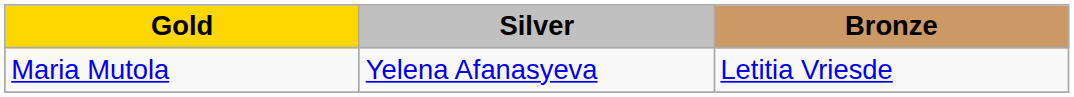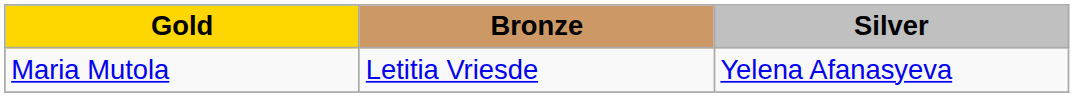columns swapped: (537, 26) <-> (891, 26)
